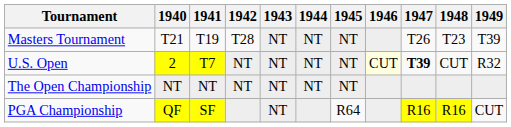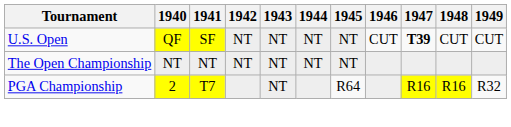- row: (66, 40)
(172, 63) 2 -> (172, 40) QF
(207, 63) T7 -> (207, 40) SF
(383, 63) lightyellow background -> (383, 40) no background
(489, 63) R32 -> (489, 40) CUT
(172, 110) QF -> (172, 87) 2
(207, 110) SF -> (207, 87) T7
(489, 110) CUT -> (489, 87) R32
